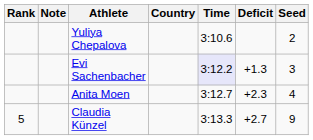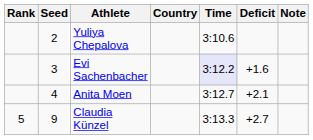columns swapped: (292, 13) <-> (53, 13)
(255, 69) +1.3 -> (257, 69) +1.6
(255, 94) +2.3 -> (257, 94) +2.1
